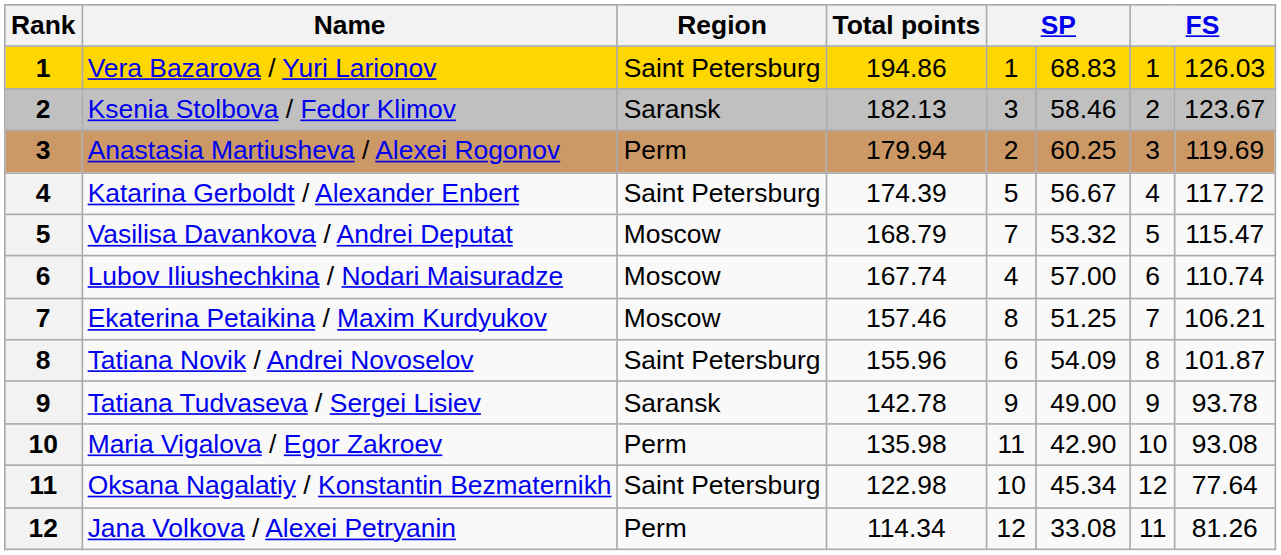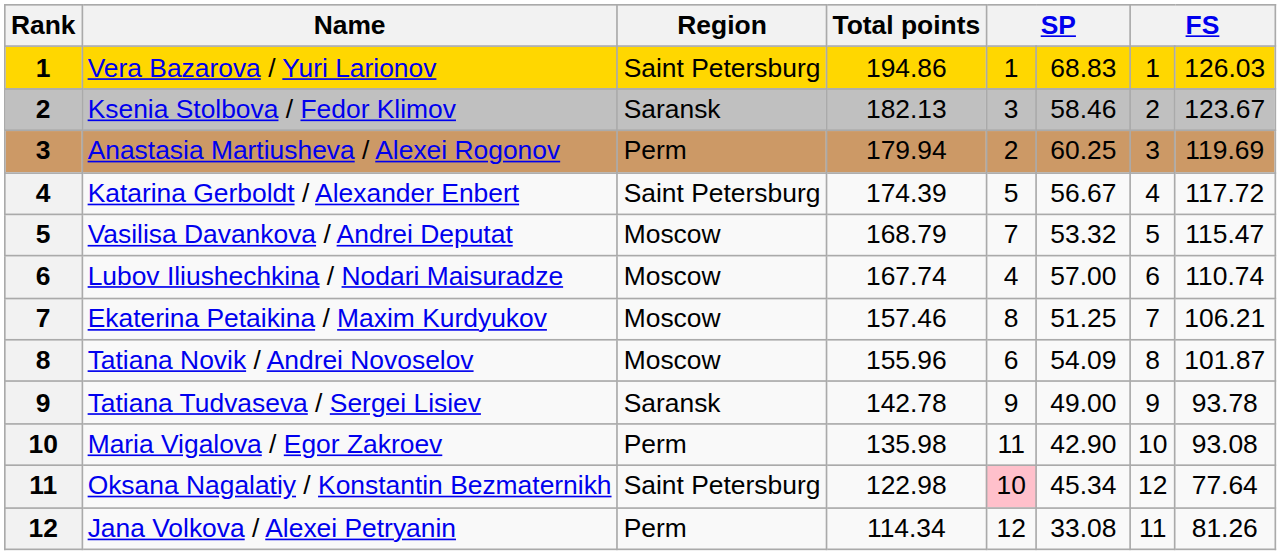(722, 360) Saint Petersburg -> (672, 360) Moscow
(1011, 485) no background -> (1011, 485) pink background
